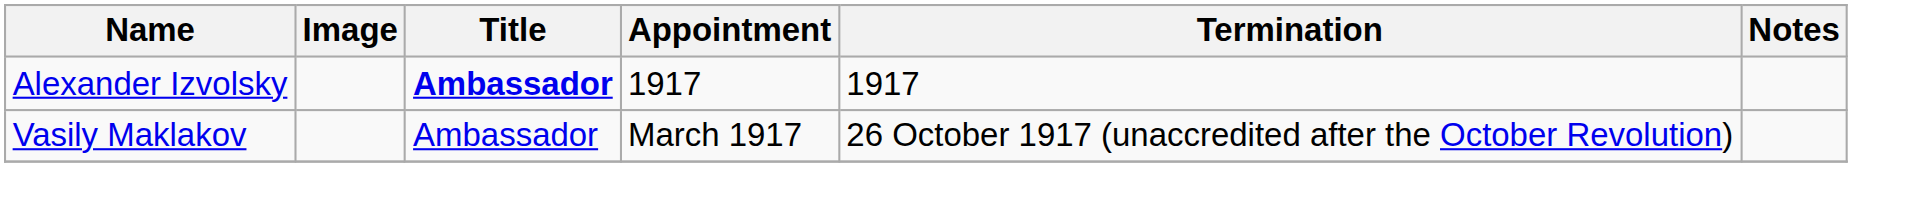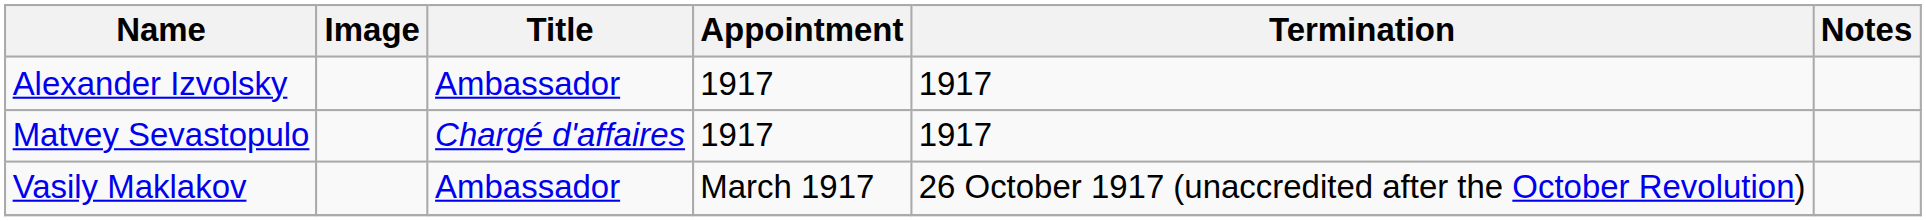(513, 82) bold -> (528, 82) normal
+ row: (161, 135)
